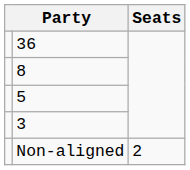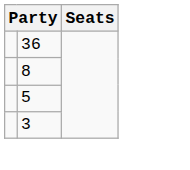- row: (70, 151)
